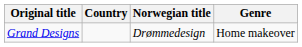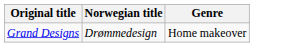- column: (106, 13)
